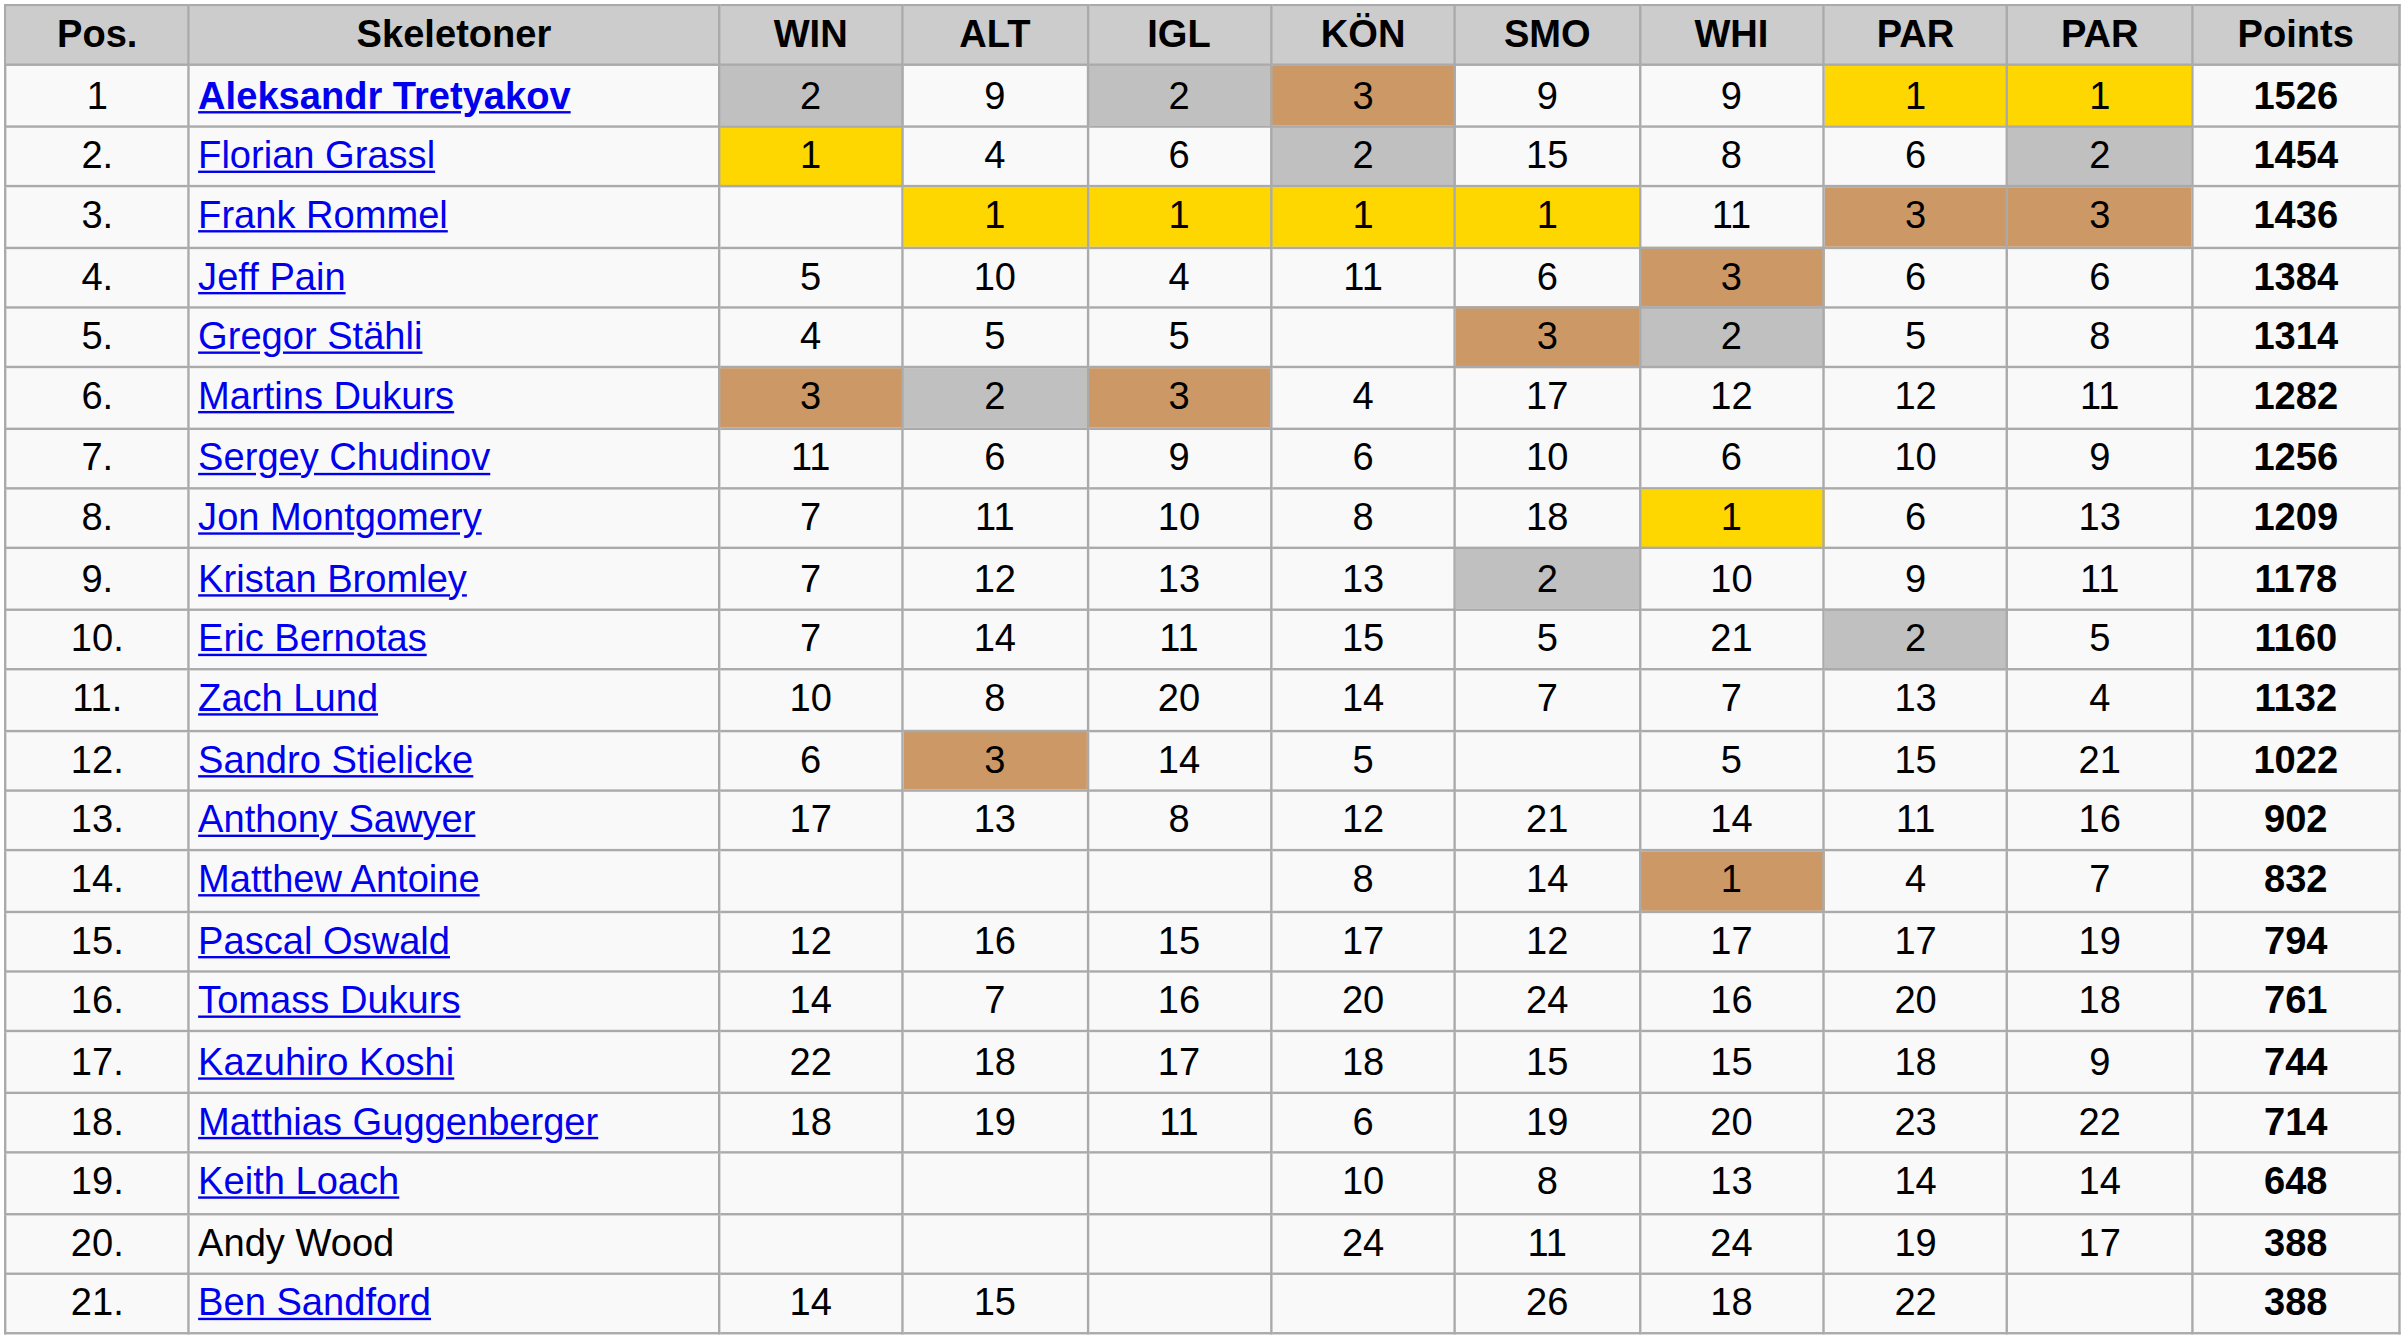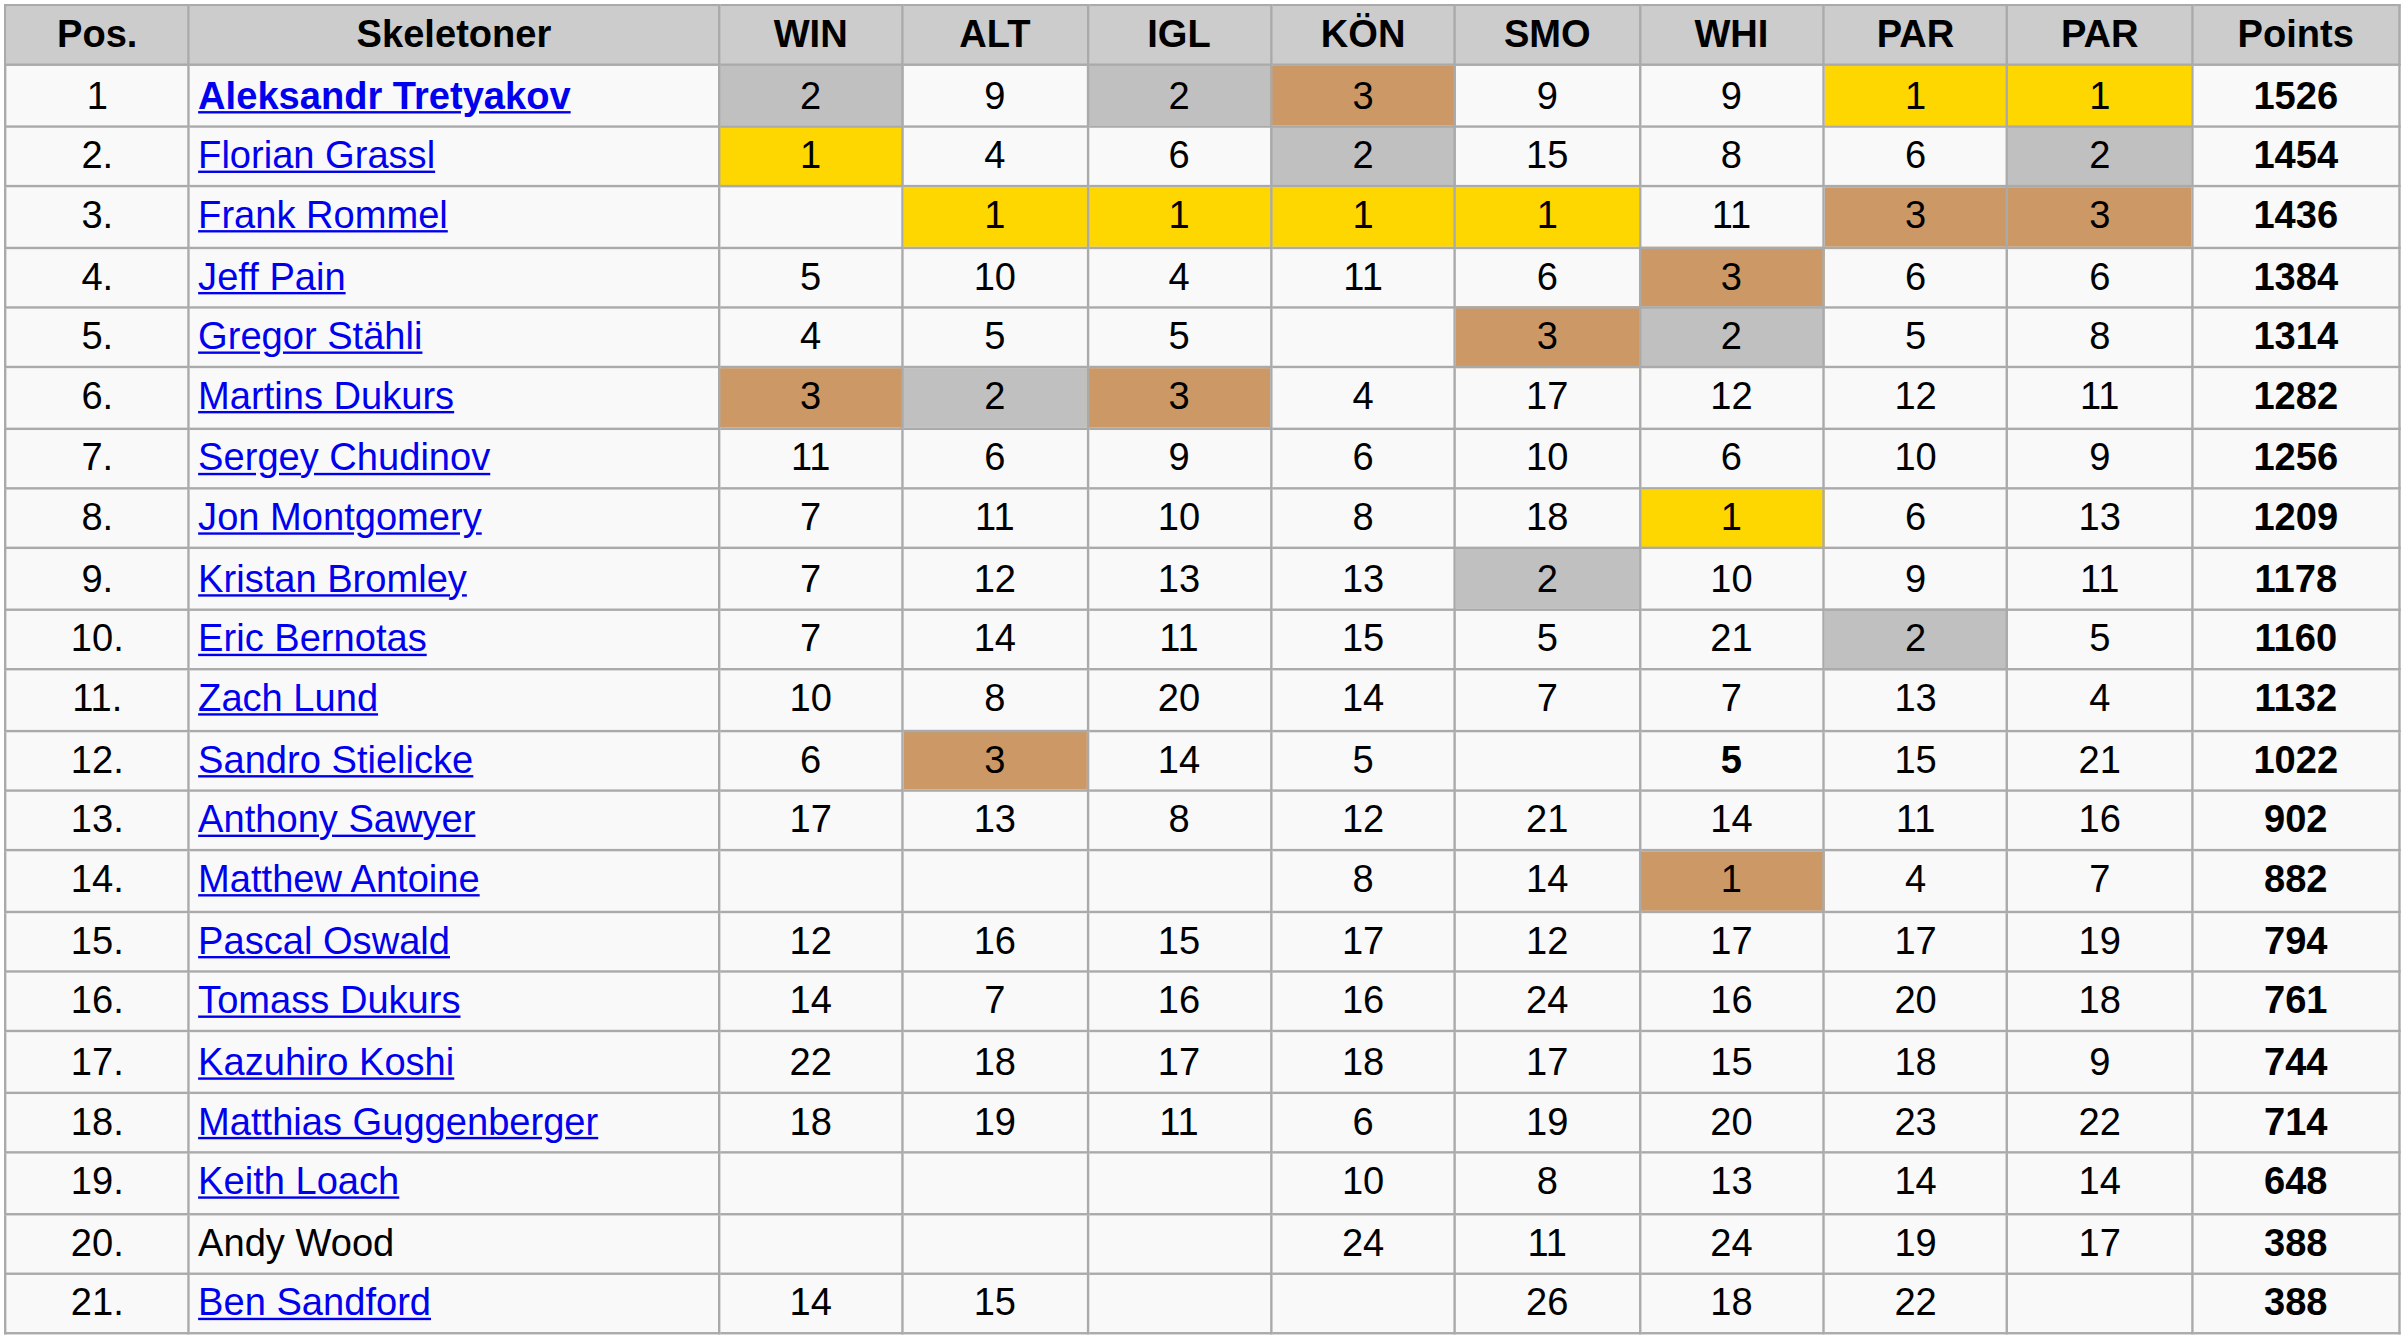(1731, 759) normal -> (1731, 759) bold
(2296, 880) 832 -> (2296, 880) 882
(1363, 1000) 20 -> (1363, 1000) 16
(1547, 1061) 15 -> (1547, 1061) 17
